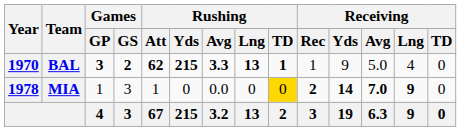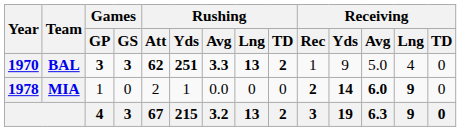(128, 65) 2 -> (128, 65) 3
(186, 65) 215 -> (186, 65) 251
(283, 65) 1 -> (283, 65) 2
(128, 89) 3 -> (128, 89) 0
(156, 89) 1 -> (156, 89) 2
(186, 89) 0 -> (186, 89) 1
(283, 89) gold background -> (283, 89) no background
(378, 89) 7.0 -> (378, 89) 6.0
